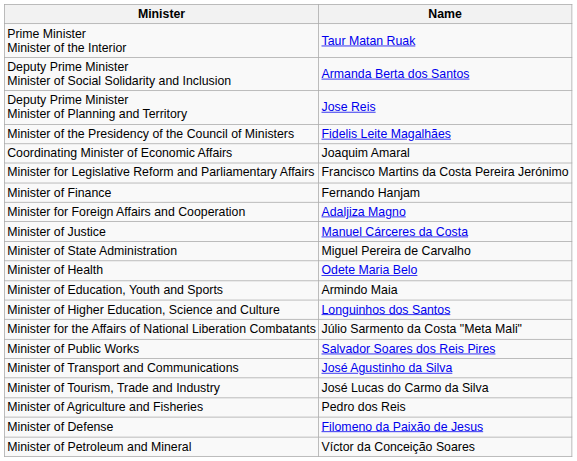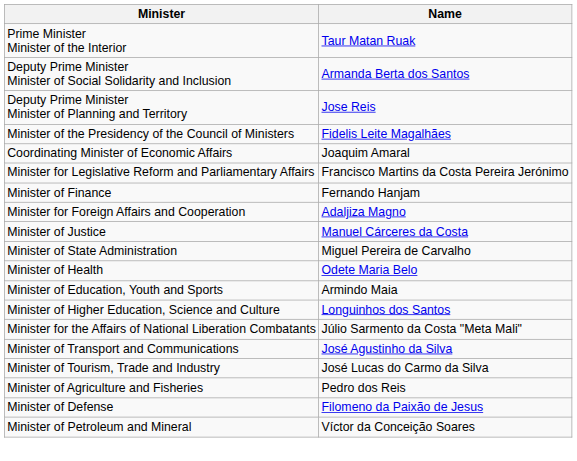- row: (73, 348)
